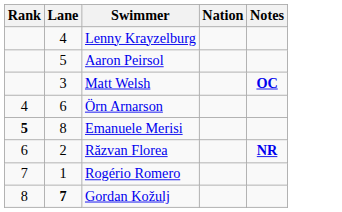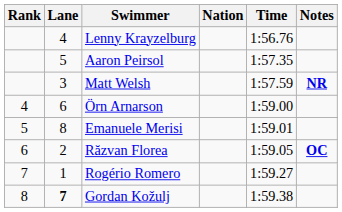+ column: (272, 15)
(267, 83) OC -> (317, 83) NR
(24, 128) bold -> (24, 128) normal
(267, 151) NR -> (317, 151) OC
